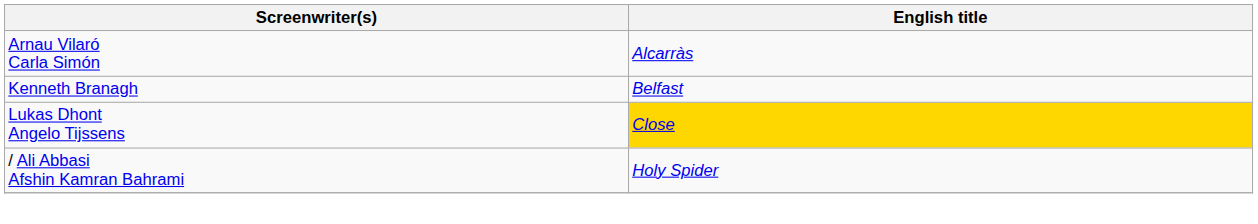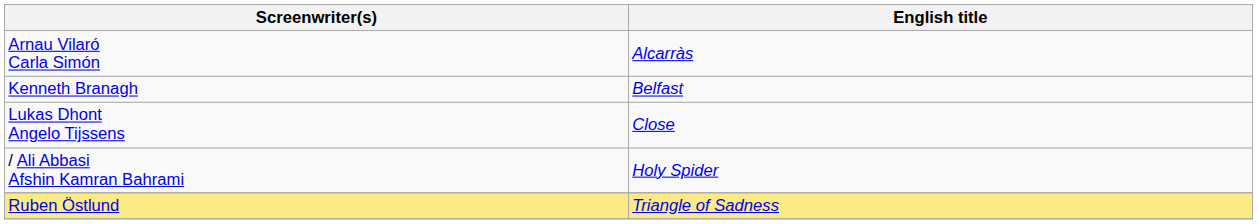(654, 124) gold background -> (654, 124) no background
+ row: (64, 205)
